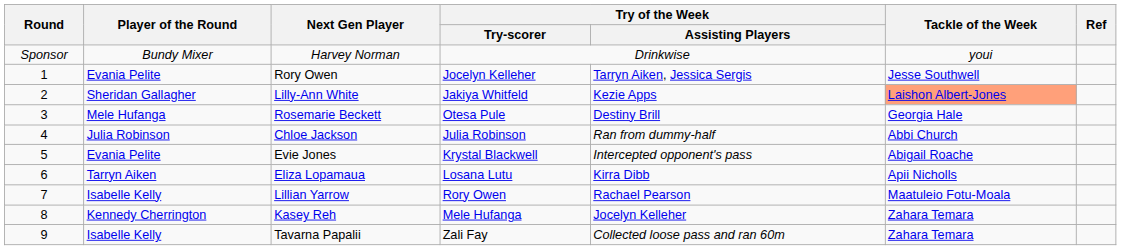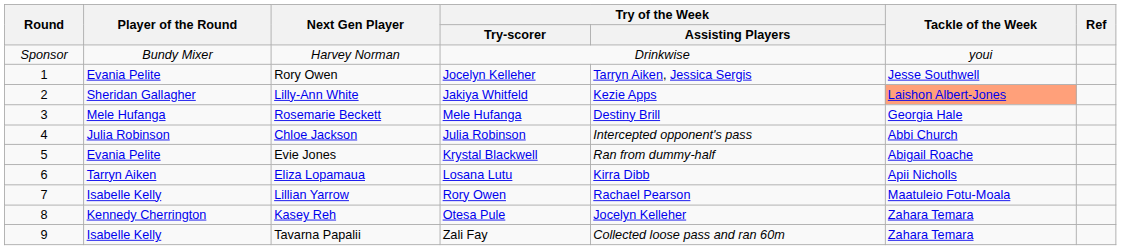(474, 115) Otesa Pule -> (482, 115) Mele Hufanga
(654, 135) Ran from dummy-half -> (673, 135) Intercepted opponent's pass
(673, 155) Intercepted opponent's pass -> (654, 155) Ran from dummy-half
(482, 215) Mele Hufanga -> (474, 215) Otesa Pule
